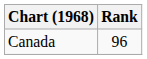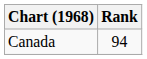(119, 41) 96 -> (119, 41) 94
